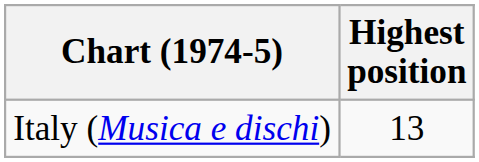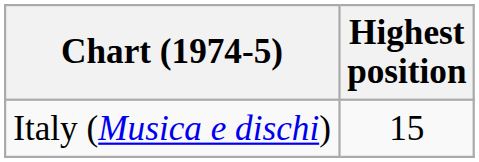(407, 127) 13 -> (407, 127) 15
